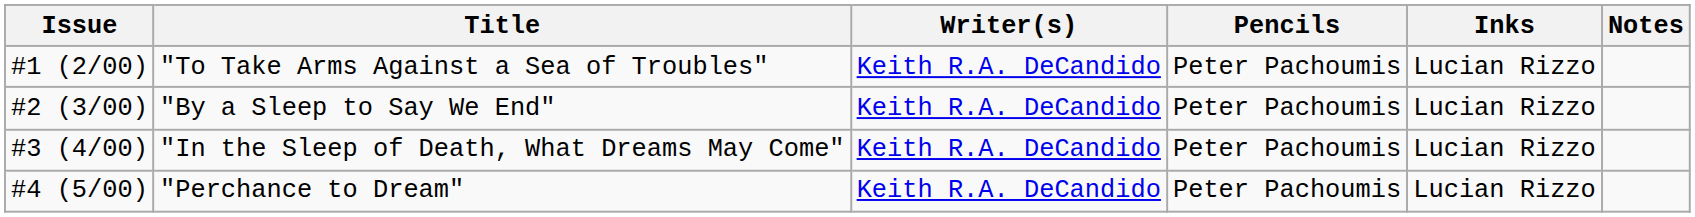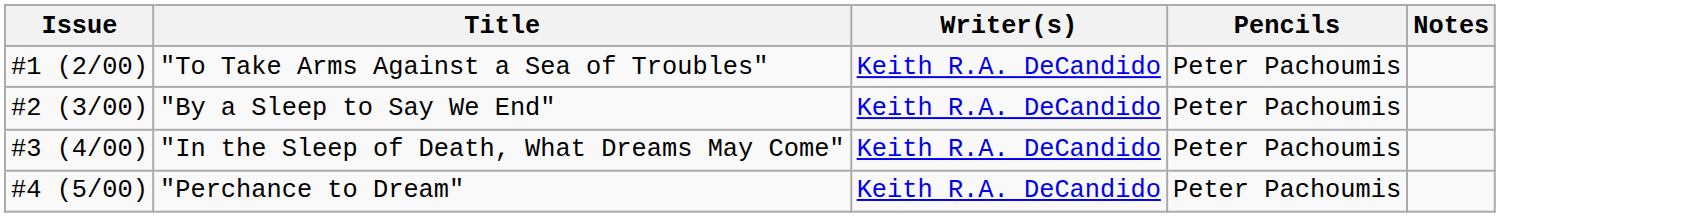- column: (1505, 26)
